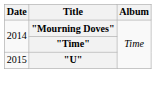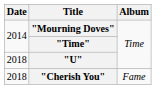(17, 60) 2015 -> (17, 60) 2018
+ row: (73, 76)
